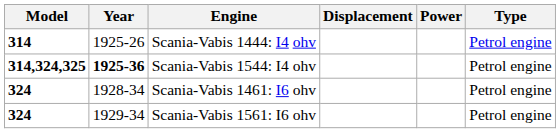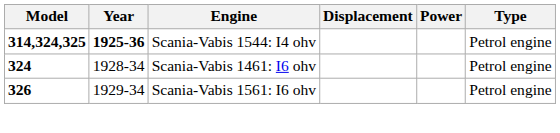- row: (234, 41)
(20, 115) 324 -> (20, 90) 326
